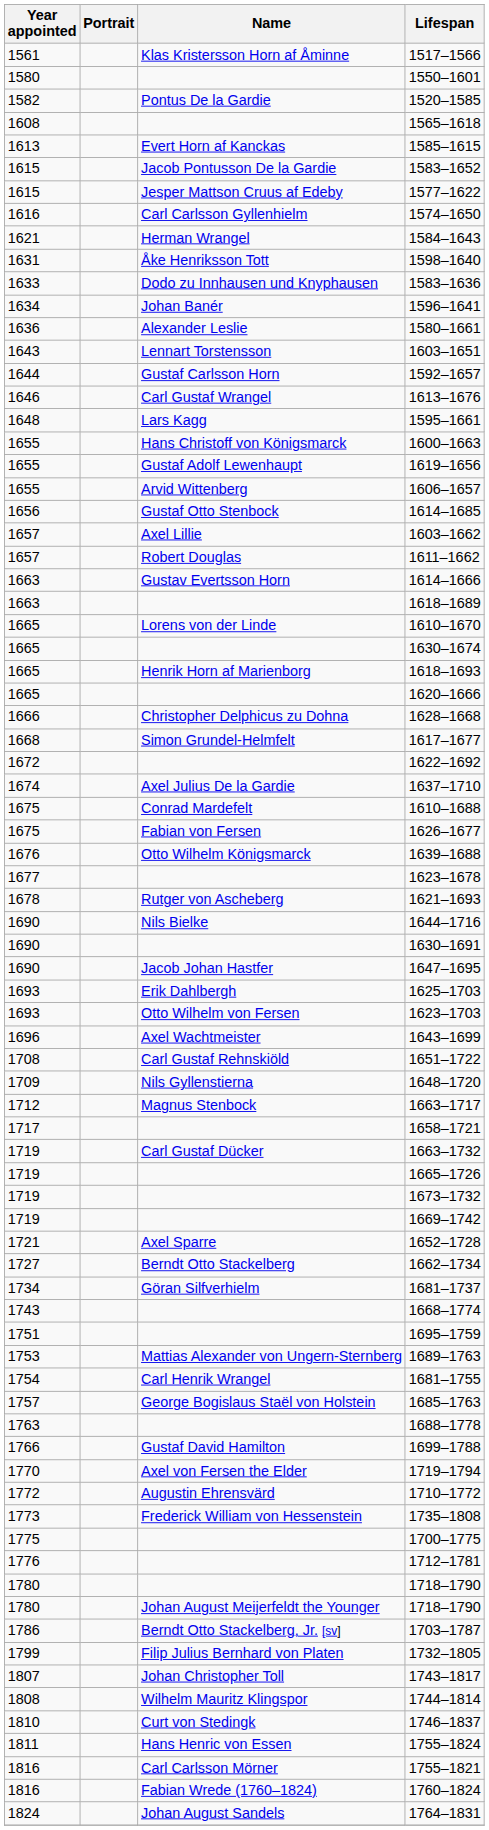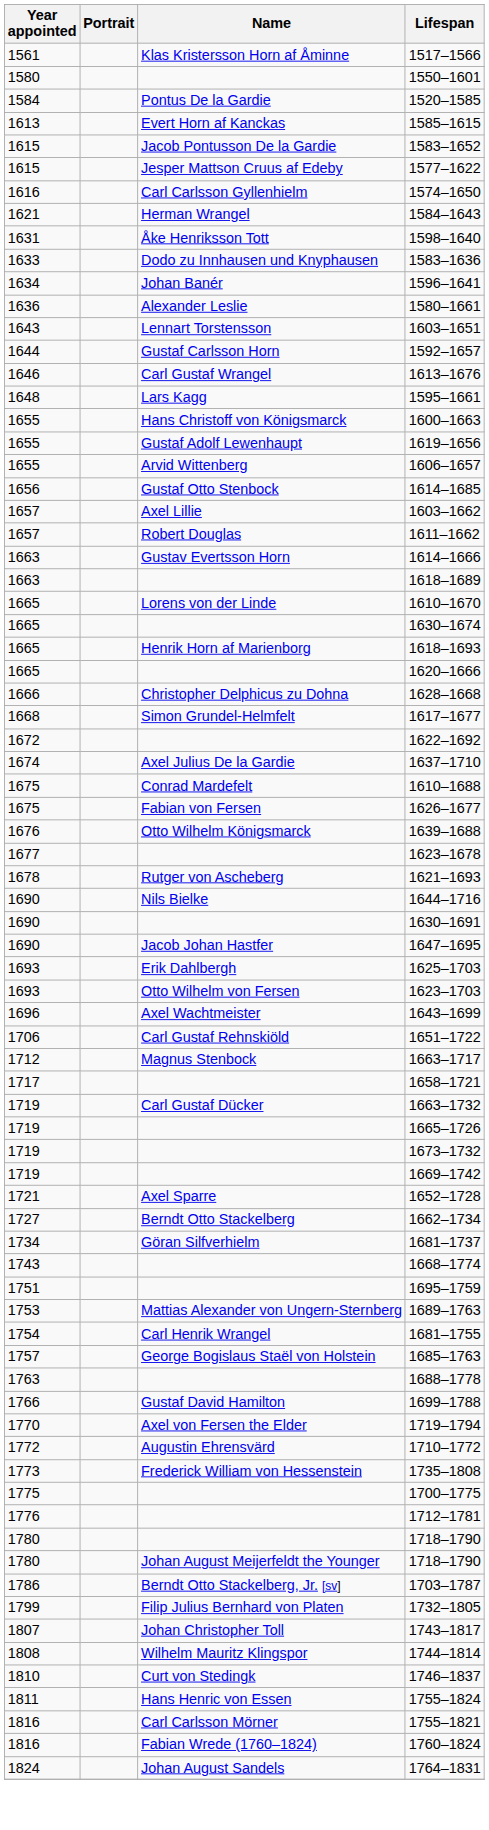(24, 100) 1582 -> (24, 100) 1584
- row: (272, 123)
(24, 1059) 1708 -> (24, 1036) 1706
- row: (197, 1082)
